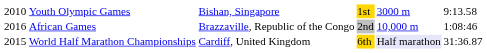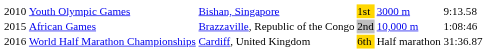(15, 26) 2016 -> (15, 26) 2015
(15, 41) 2015 -> (15, 41) 2016
(409, 41) lavender background -> (409, 41) no background
